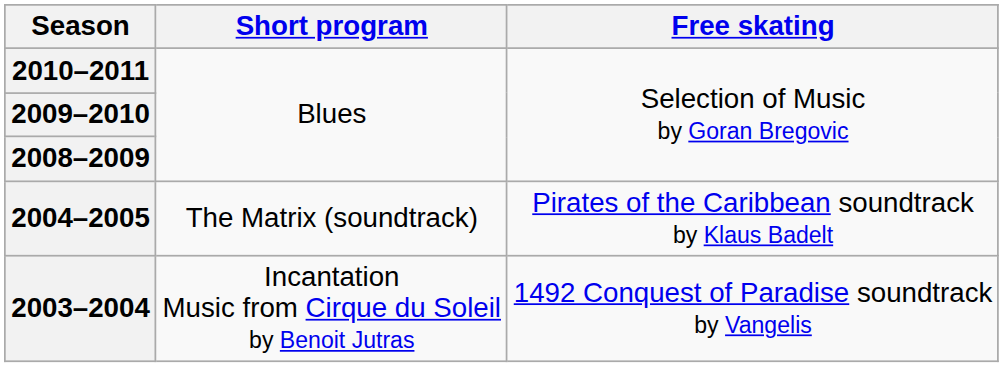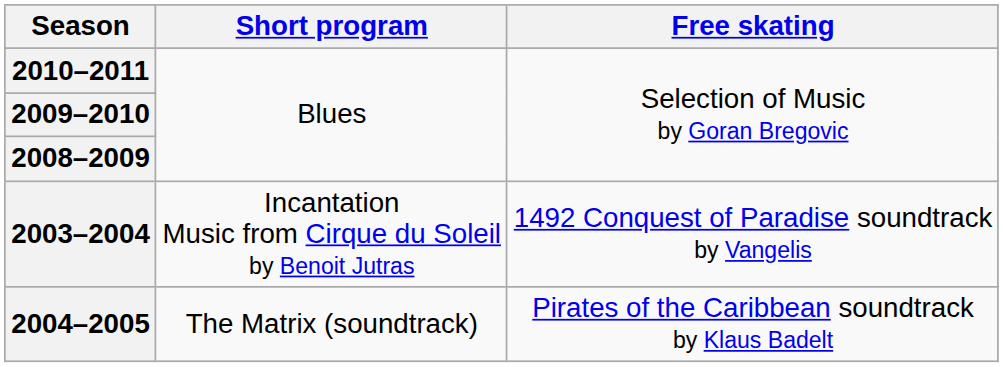rows swapped: (81, 217) <-> (81, 308)
